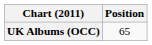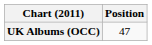(125, 31) 65 -> (125, 31) 47
